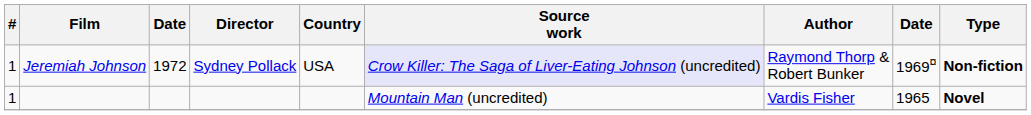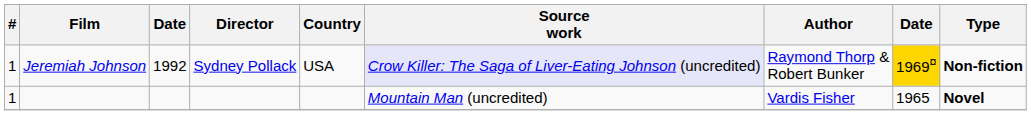(170, 65) 1972 -> (170, 65) 1992
(916, 65) no background -> (916, 65) gold background
